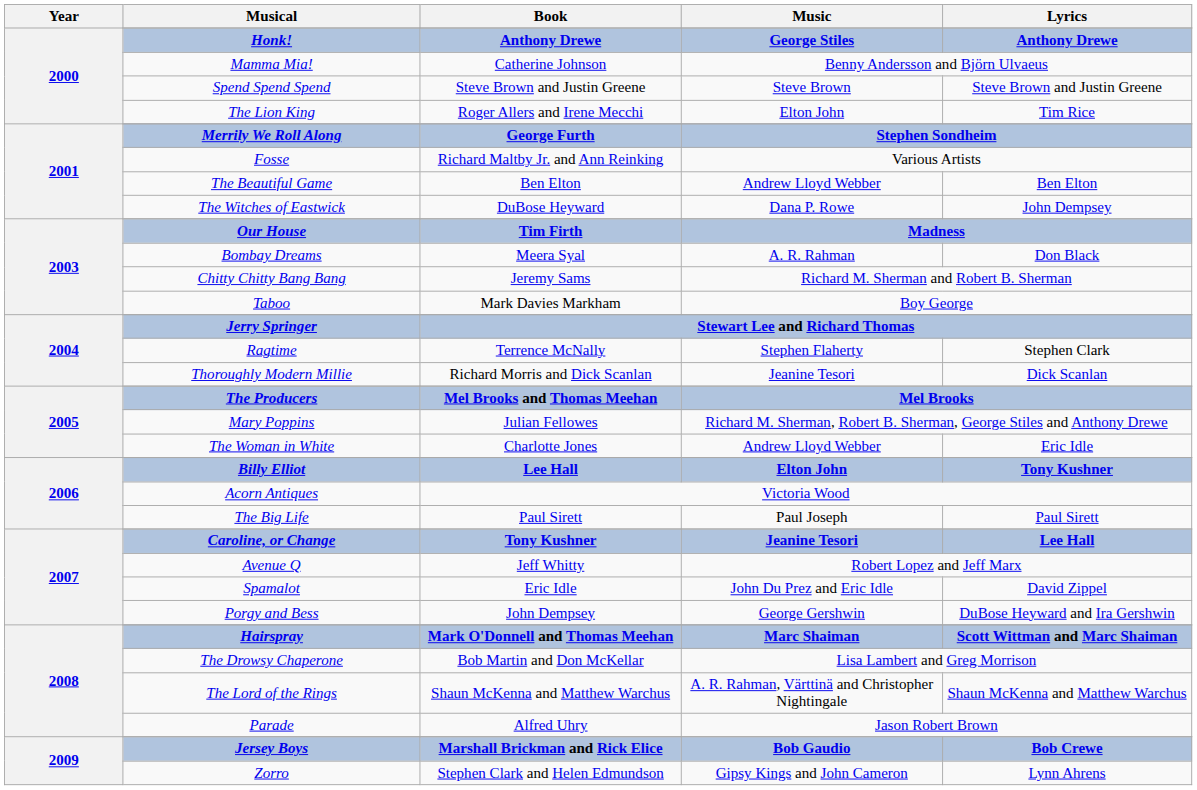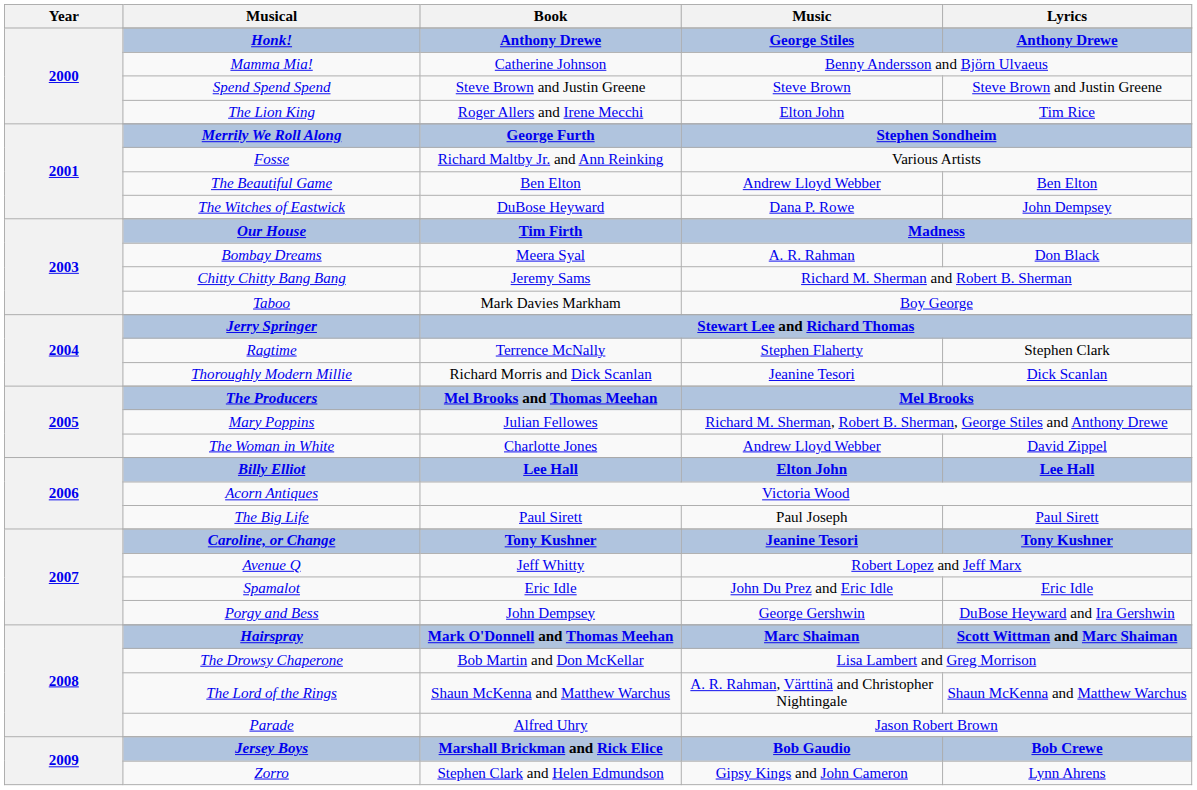(1067, 445) Eric Idle -> (1067, 445) David Zippel
(1067, 469) Tony Kushner -> (1067, 469) Lee Hall
(1067, 541) Lee Hall -> (1067, 541) Tony Kushner
(1067, 588) David Zippel -> (1067, 588) Eric Idle
